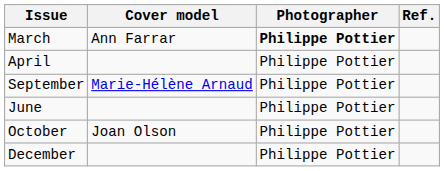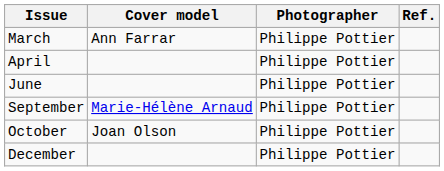(328, 39) bold -> (328, 39) normal
rows swapped: (25, 108) <-> (46, 85)
